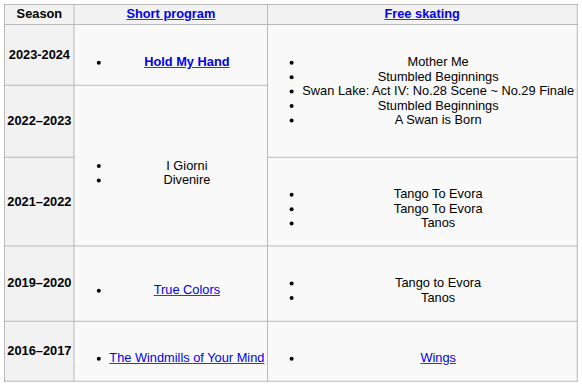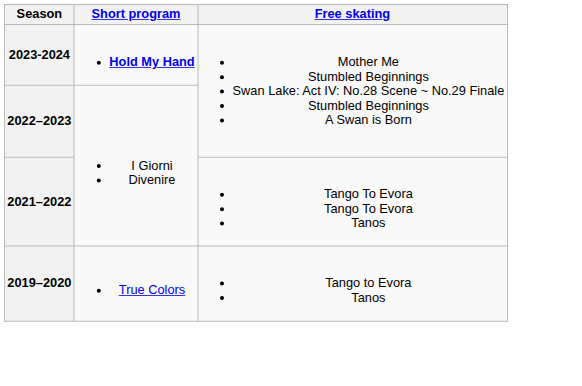- row: (39, 351)
